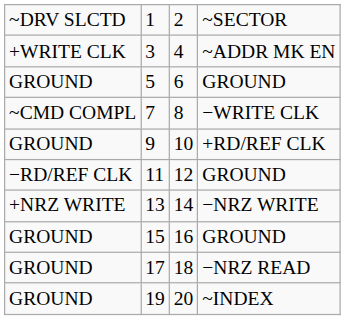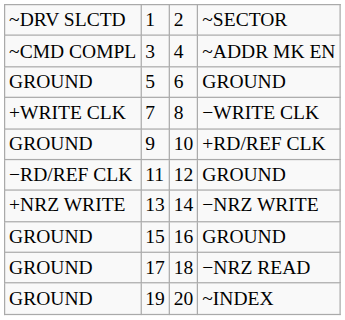(67, 50) +WRITE CLK -> (73, 50) ~CMD COMPL
(73, 112) ~CMD COMPL -> (67, 112) +WRITE CLK
